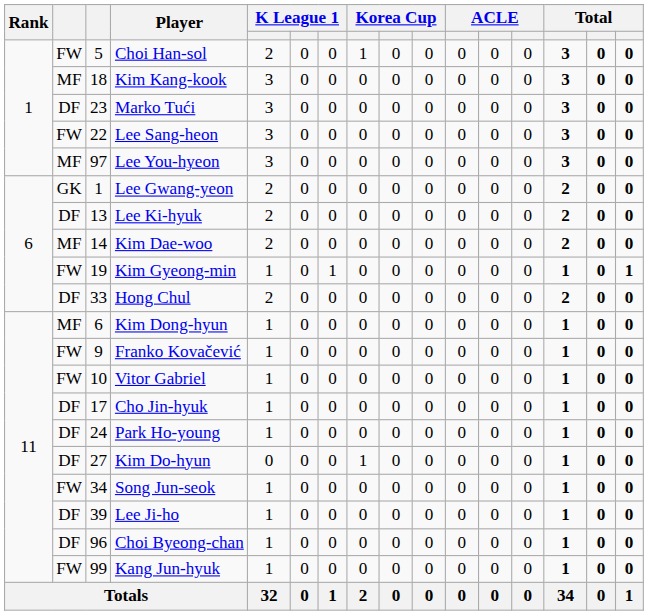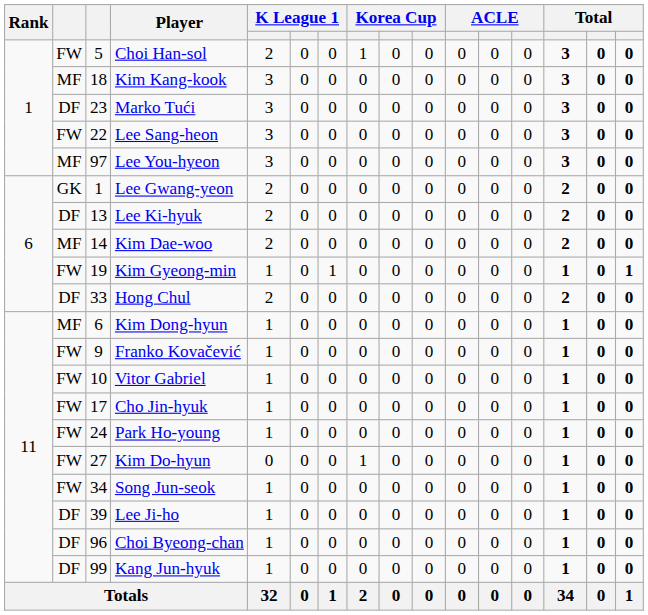(69, 406) DF -> (69, 406) FW
(69, 433) DF -> (69, 433) FW
(69, 460) DF -> (69, 460) FW
(69, 568) FW -> (69, 568) DF
